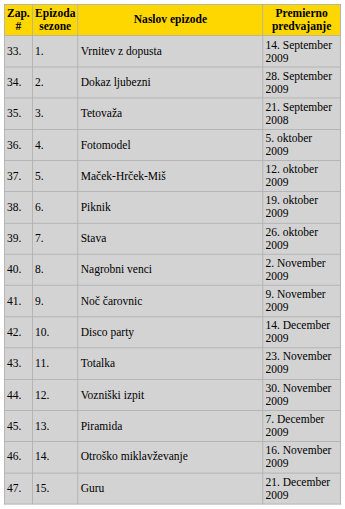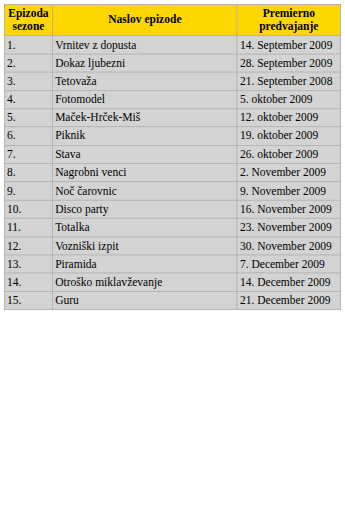- column: (18, 20)
(298, 332) 14. December 2009 -> (286, 209) 16. November 2009
(298, 457) 16. November 2009 -> (285, 282) 14. December 2009
